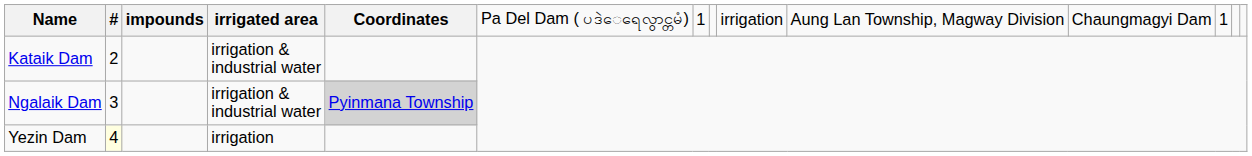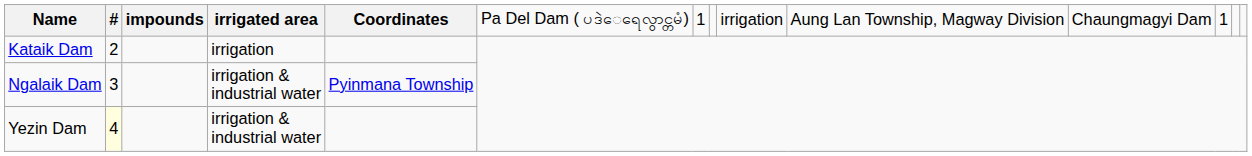(266, 58) irrigation & industrial water -> (243, 49) irrigation
(401, 102) lightgrey background -> (401, 84) no background
(243, 137) irrigation -> (266, 128) irrigation & industrial water
